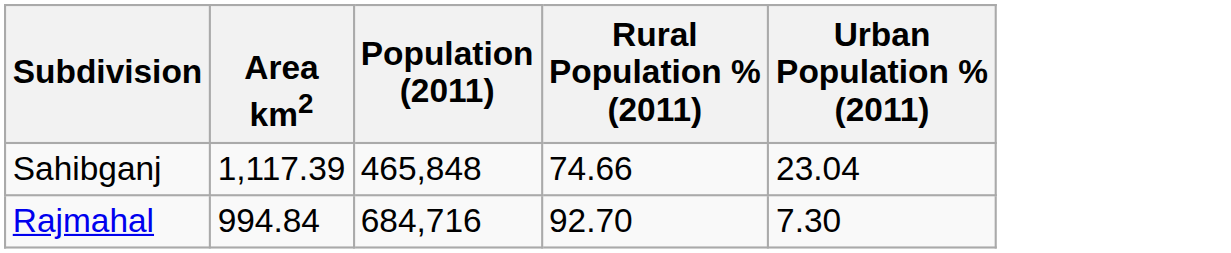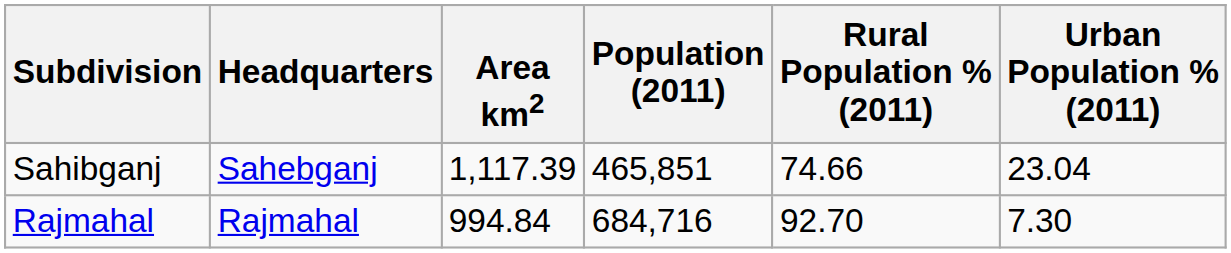+ column: (325, 73)
(421, 168) 465,848 -> (652, 168) 465,851
